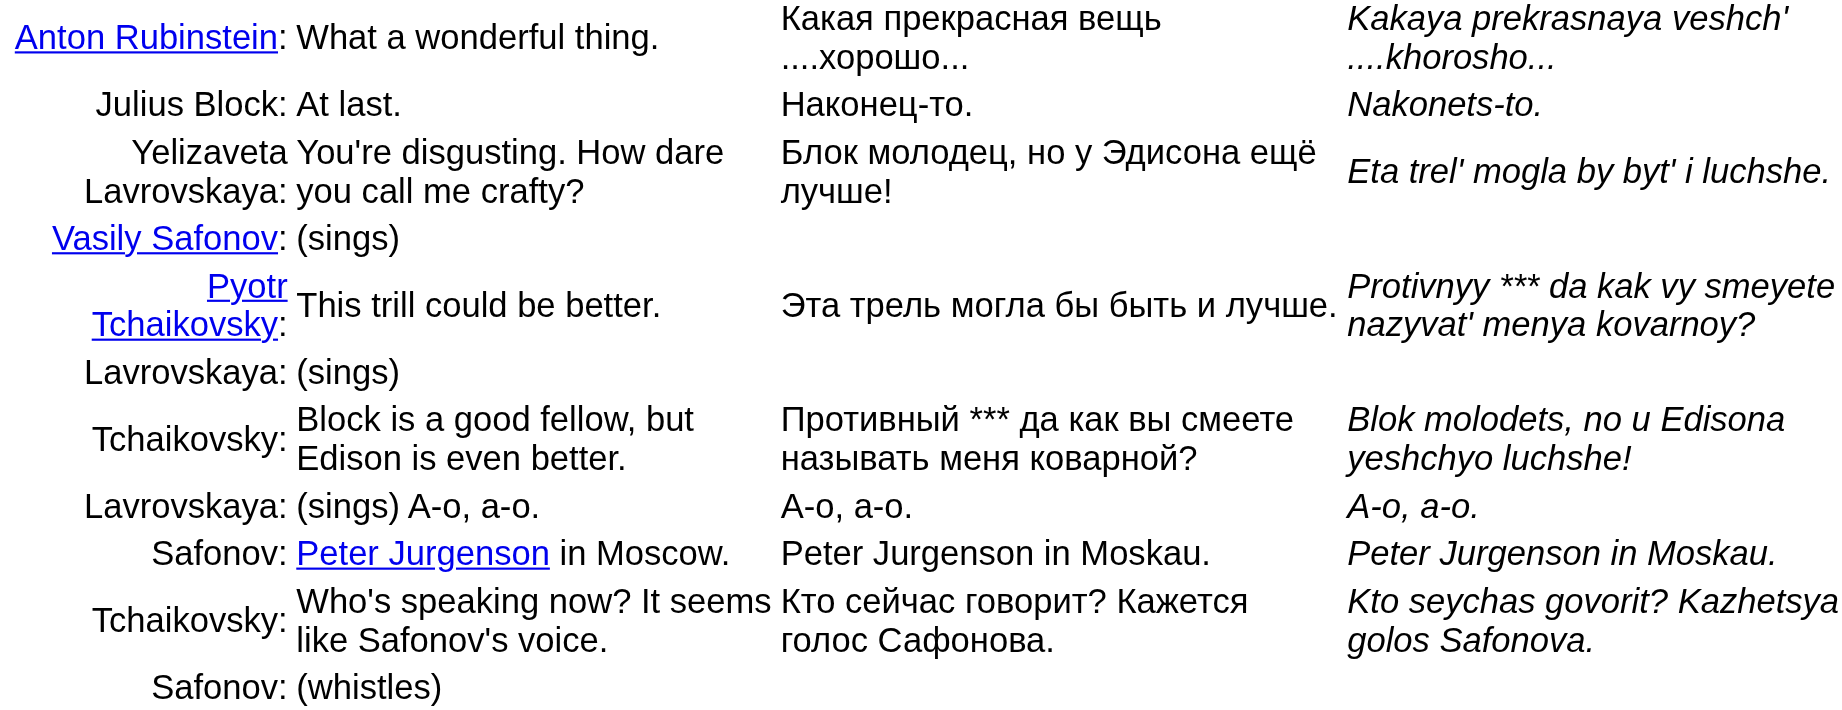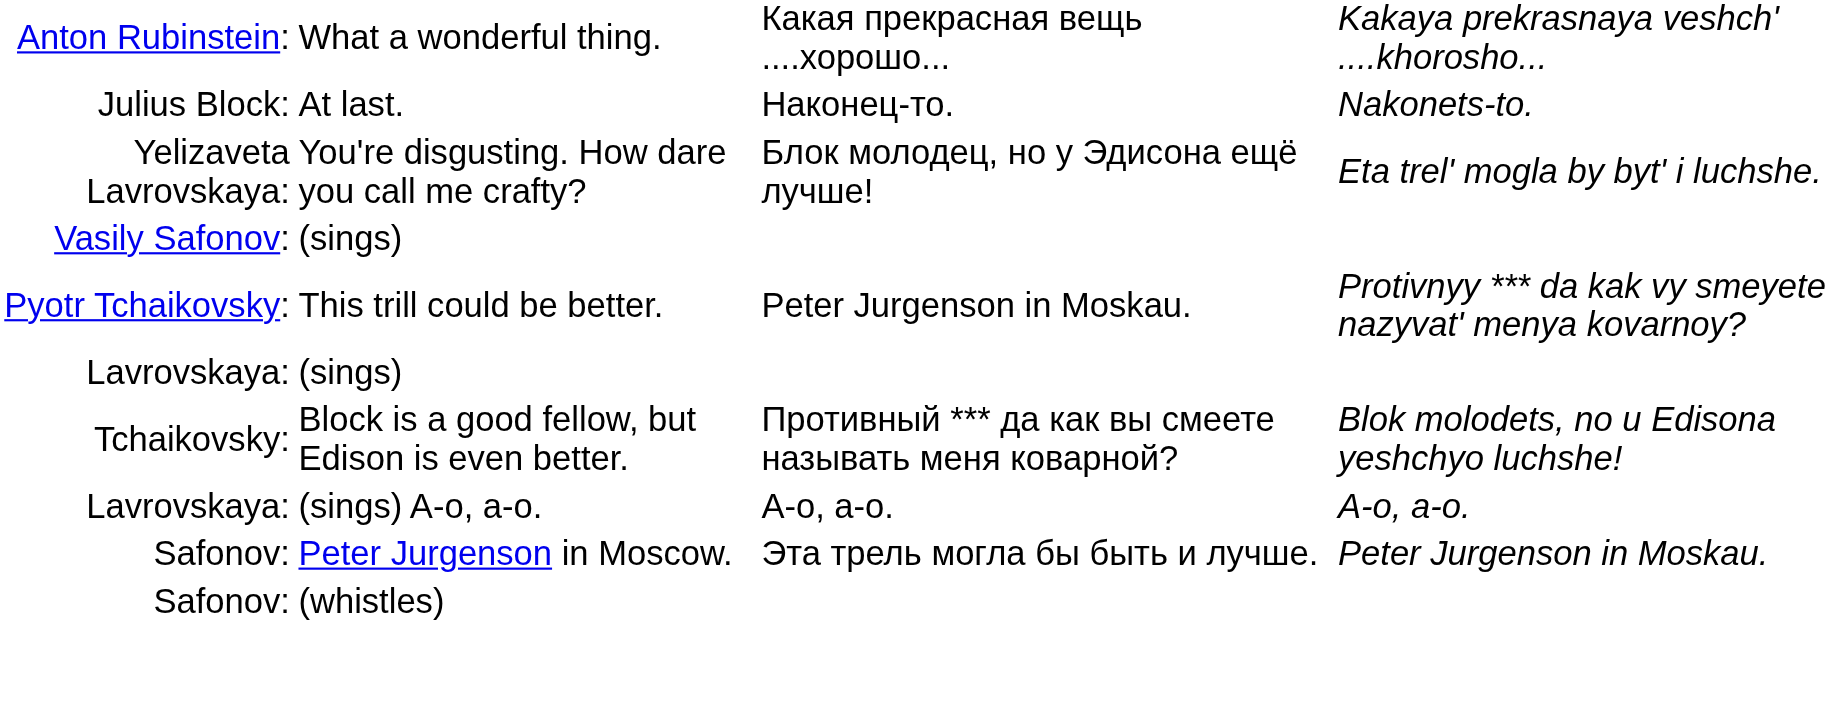(1059, 305) Эта трель могла бы быть и лучше. -> (977, 305) Peter Jurgenson in Moskau.
(996, 554) Peter Jurgenson in Moskau. -> (1040, 554) Эта трель могла бы быть и лучше.
- row: (190, 620)
